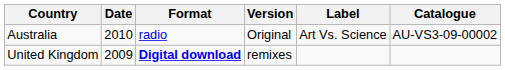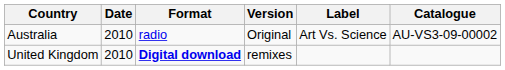(119, 55) 2009 -> (119, 55) 2010
